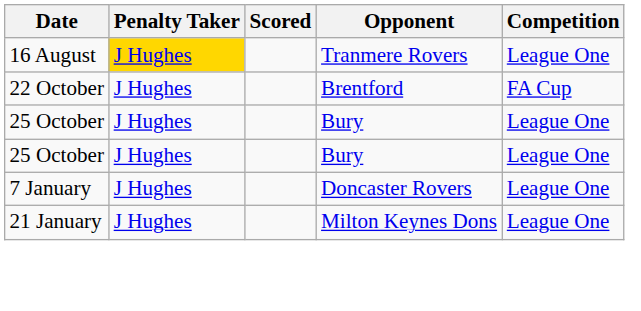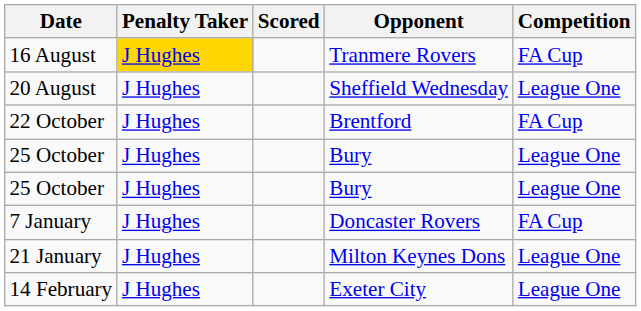(558, 54) League One -> (550, 54) FA Cup
+ row: (53, 88)
(558, 188) League One -> (550, 222) FA Cup
+ row: (61, 289)
